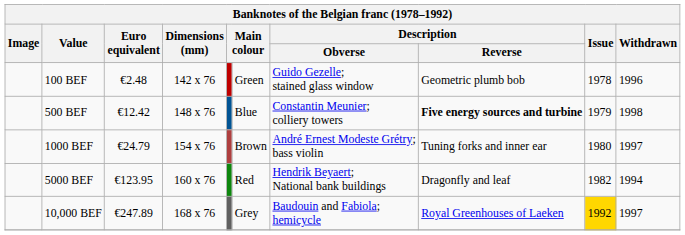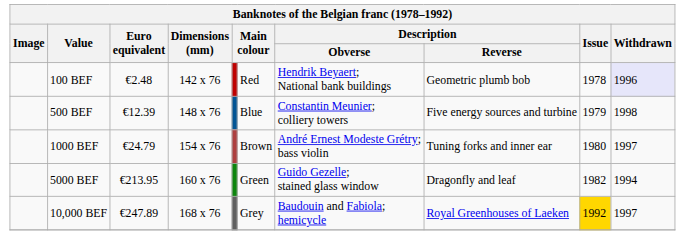(249, 79) Green -> (250, 79) Red
(323, 79) Guido Gezelle; stained glass window -> (334, 79) Hendrik Beyaert; National bank buildings
(631, 79) no background -> (625, 79) lavender background
(134, 113) €12.42 -> (139, 113) €12.39
(502, 113) bold -> (502, 113) normal
(134, 179) €123.95 -> (139, 179) €213.95
(244, 179) Red -> (254, 179) Green
(329, 179) Hendrik Beyaert; National bank buildings -> (328, 179) Guido Gezelle; stained glass window
